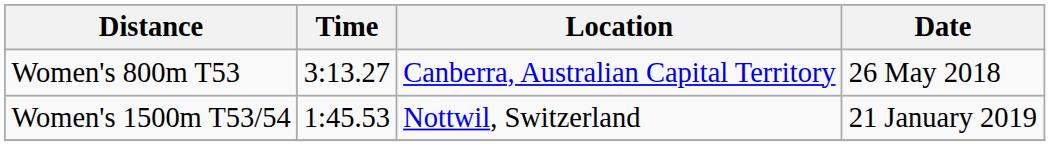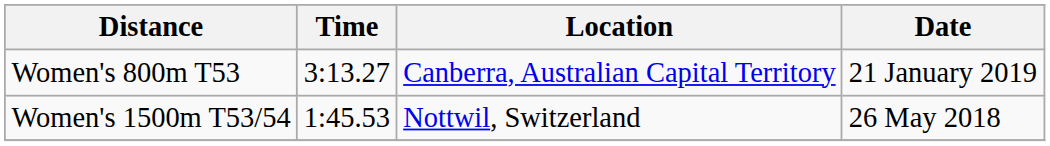(925, 72) 26 May 2018 -> (943, 72) 21 January 2019
(943, 117) 21 January 2019 -> (925, 117) 26 May 2018
